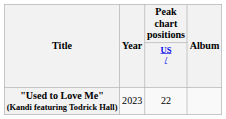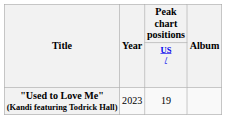(166, 101) 22 -> (166, 101) 19
